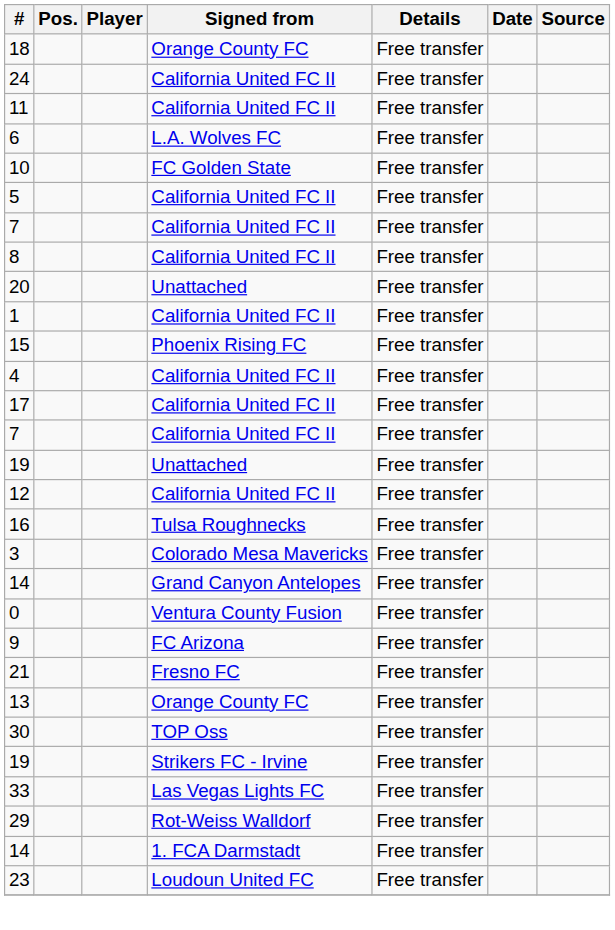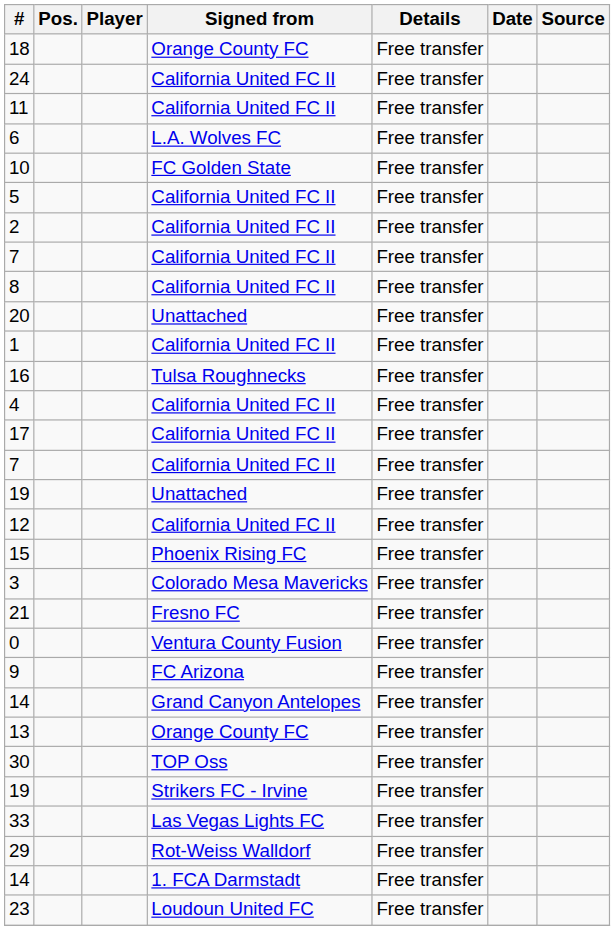+ row: (14, 227)
rows swapped: (19, 524) <-> (19, 345)
rows swapped: (19, 583) <-> (19, 672)
